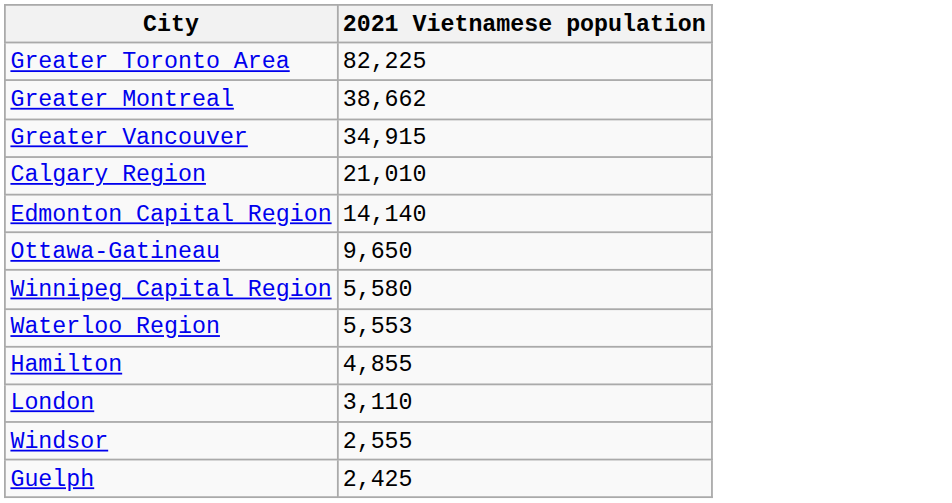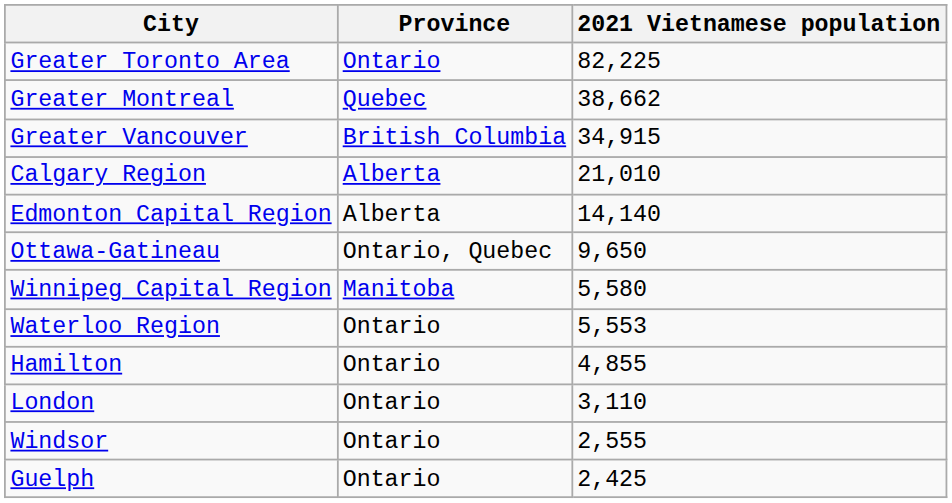+ column: (454, 24)
